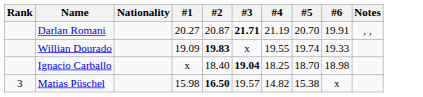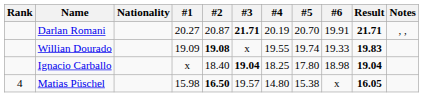+ column: (369, 13)
(277, 30) 21.19 -> (277, 30) 20.19
(217, 48) 19.83 -> (217, 48) 19.08
(307, 65) 18.70 -> (307, 65) 17.80
(20, 83) 3 -> (20, 83) 4
(277, 83) 14.82 -> (277, 83) 14.80
